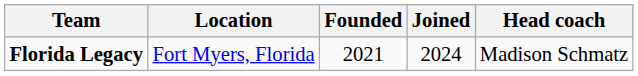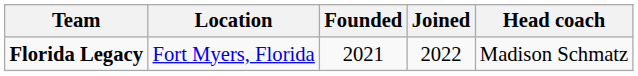(441, 53) 2024 -> (441, 53) 2022
